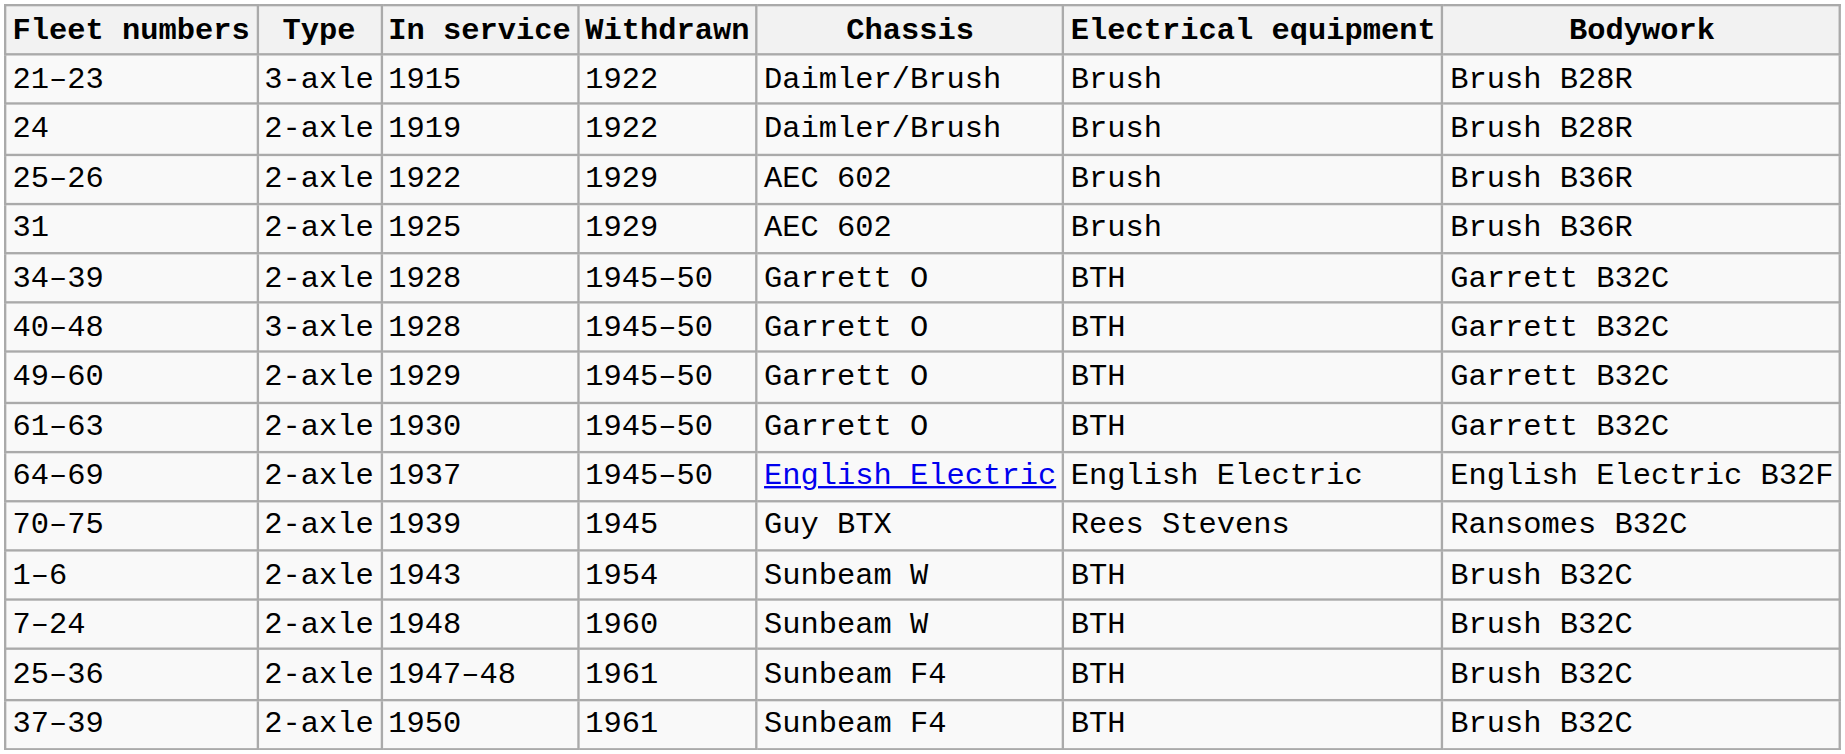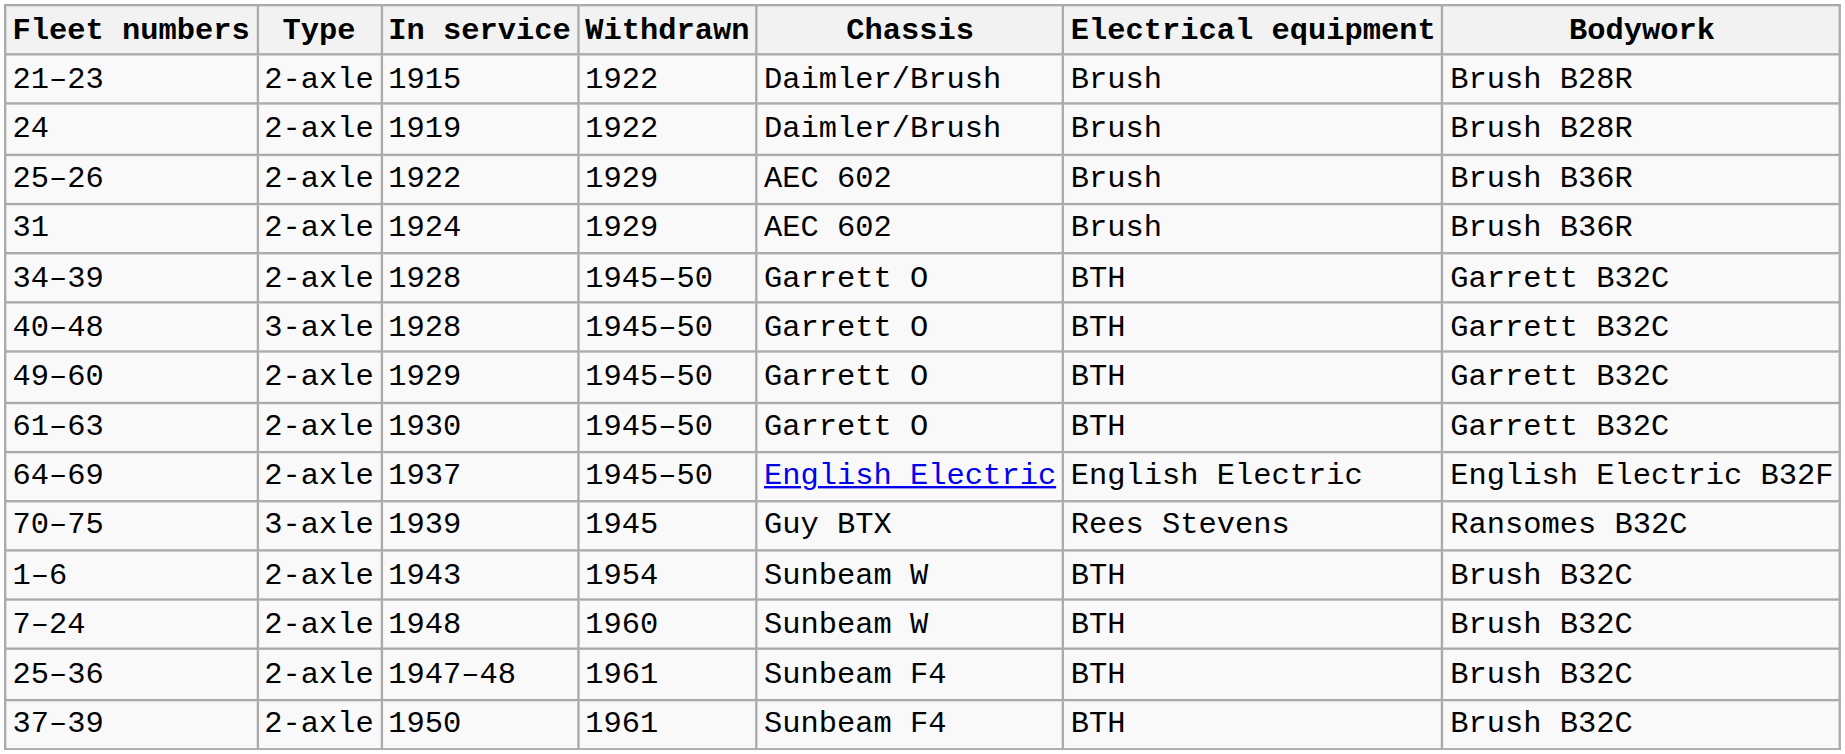(319, 80) 3-axle -> (319, 80) 2-axle
(425, 228) 1925 -> (425, 228) 1924
(319, 526) 2-axle -> (319, 526) 3-axle
